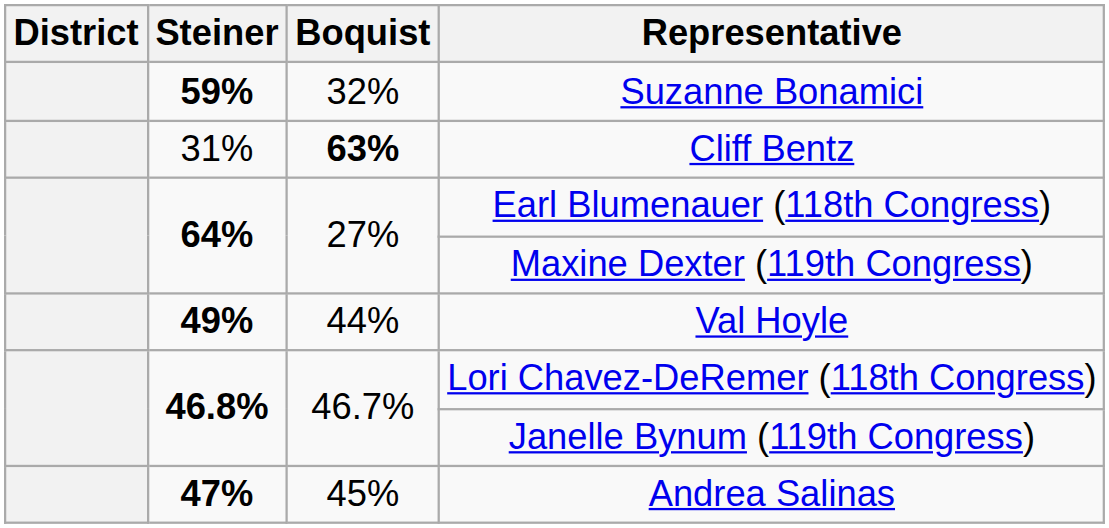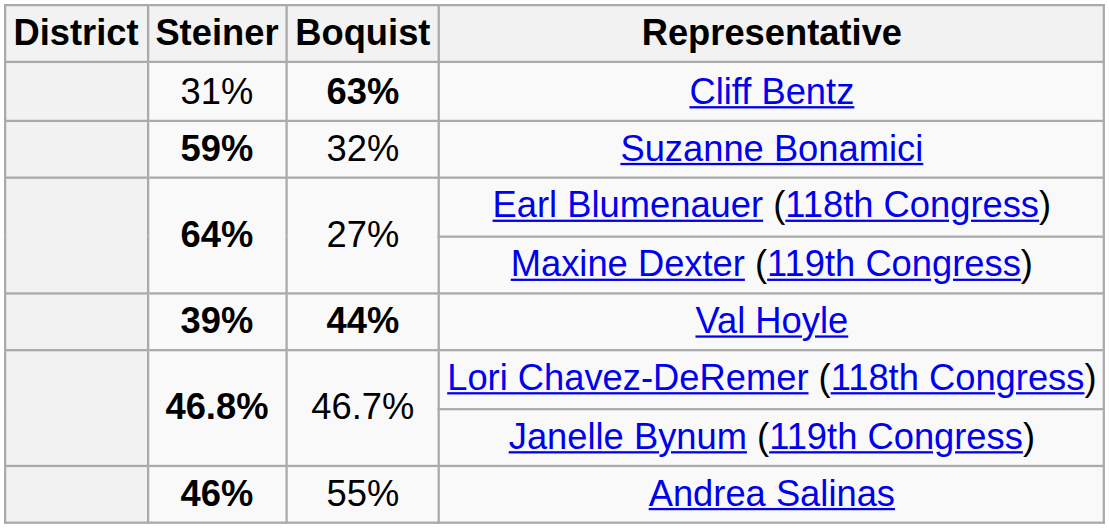rows swapped: (772, 90) <-> (772, 148)
(217, 321) 49% -> (217, 321) 39%
(363, 321) normal -> (363, 321) bold
(217, 494) 47% -> (217, 494) 46%
(363, 494) 45% -> (363, 494) 55%
